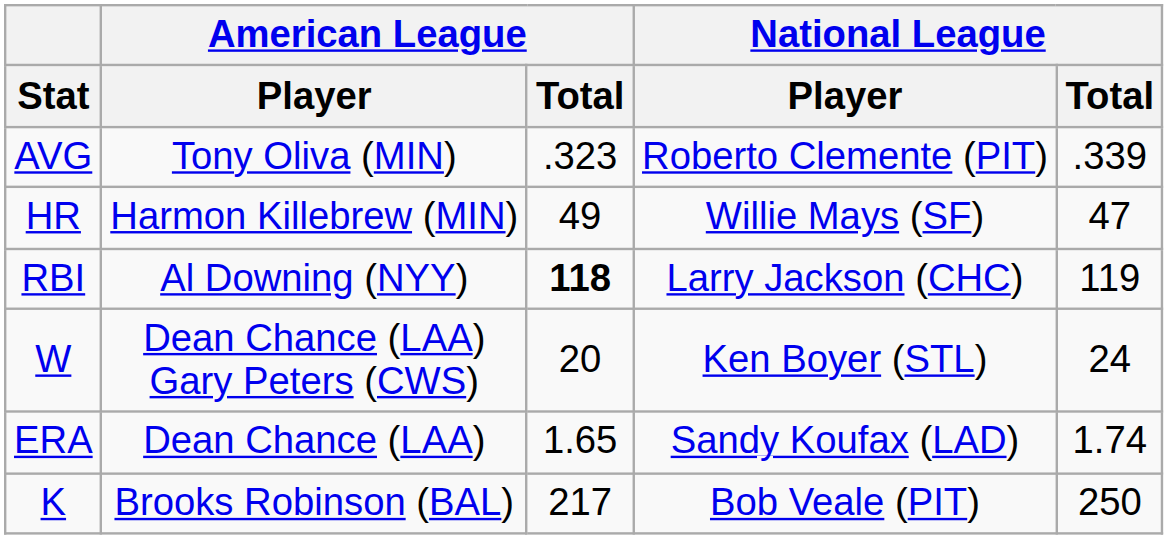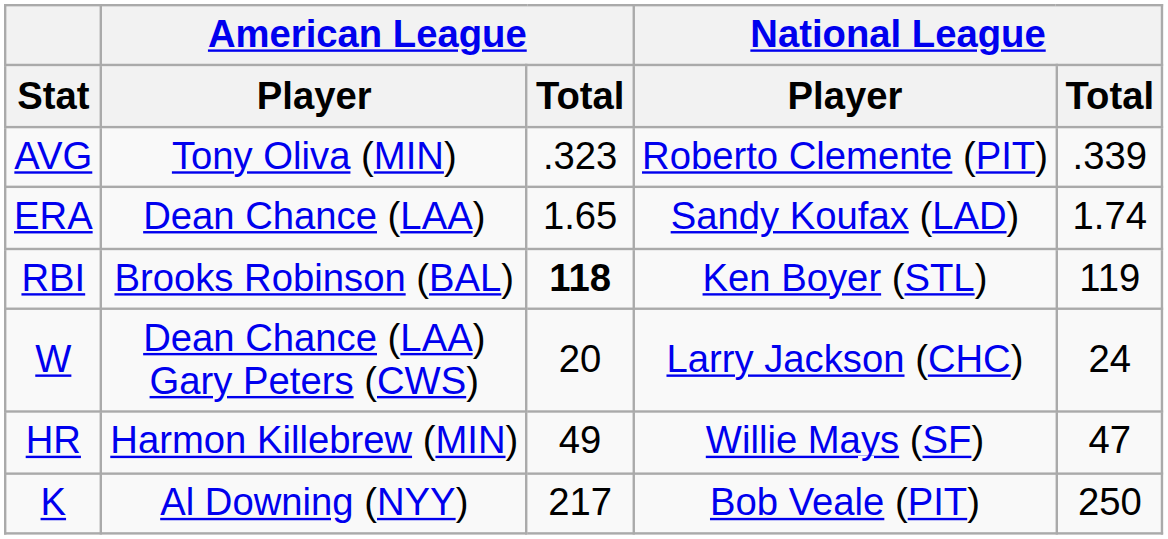rows swapped: (53, 216) <-> (53, 441)
(314, 277) Al Downing (NYY) -> (314, 277) Brooks Robinson (BAL)
(845, 277) Larry Jackson (CHC) -> (845, 277) Ken Boyer (STL)
(845, 359) Ken Boyer (STL) -> (845, 359) Larry Jackson (CHC)
(314, 502) Brooks Robinson (BAL) -> (314, 502) Al Downing (NYY)
